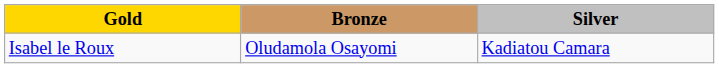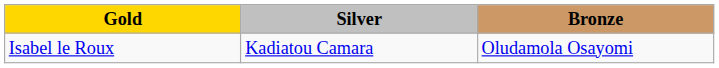columns swapped: (596, 18) <-> (359, 18)
